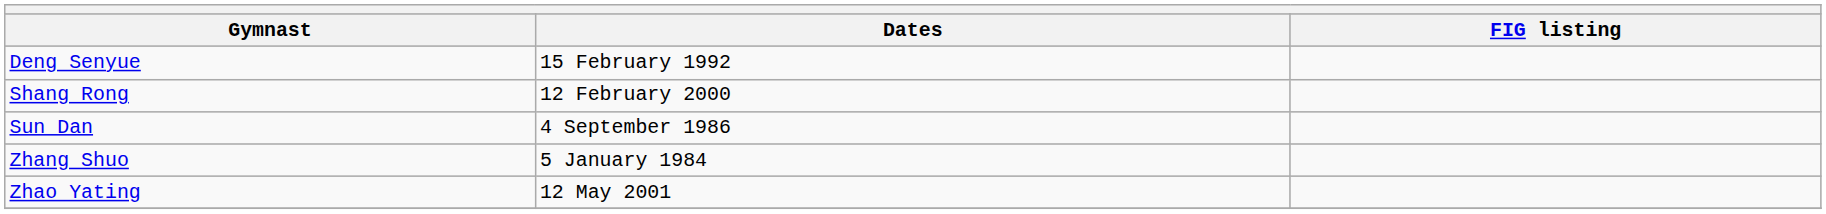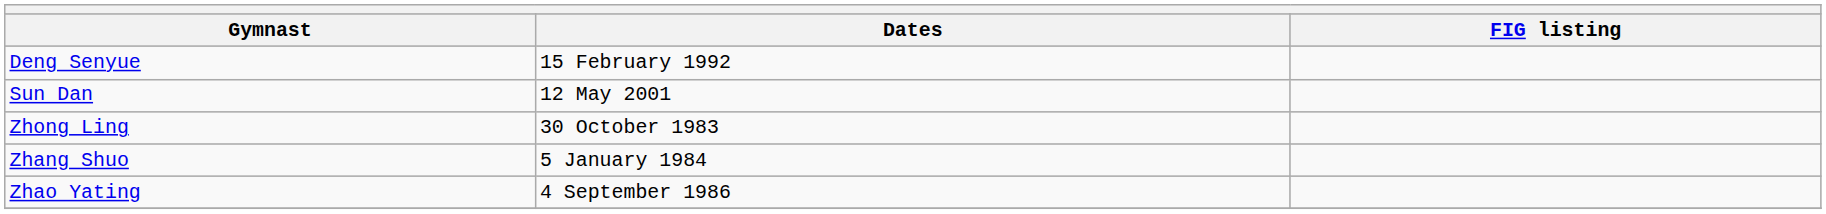- row: (69, 95)
(635, 128) 4 September 1986 -> (606, 95) 12 May 2001
+ row: (69, 128)
(606, 193) 12 May 2001 -> (635, 193) 4 September 1986
